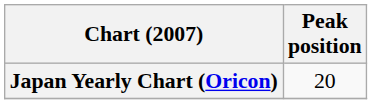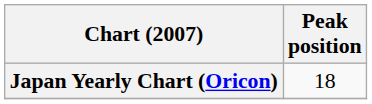(325, 80) 20 -> (325, 80) 18
